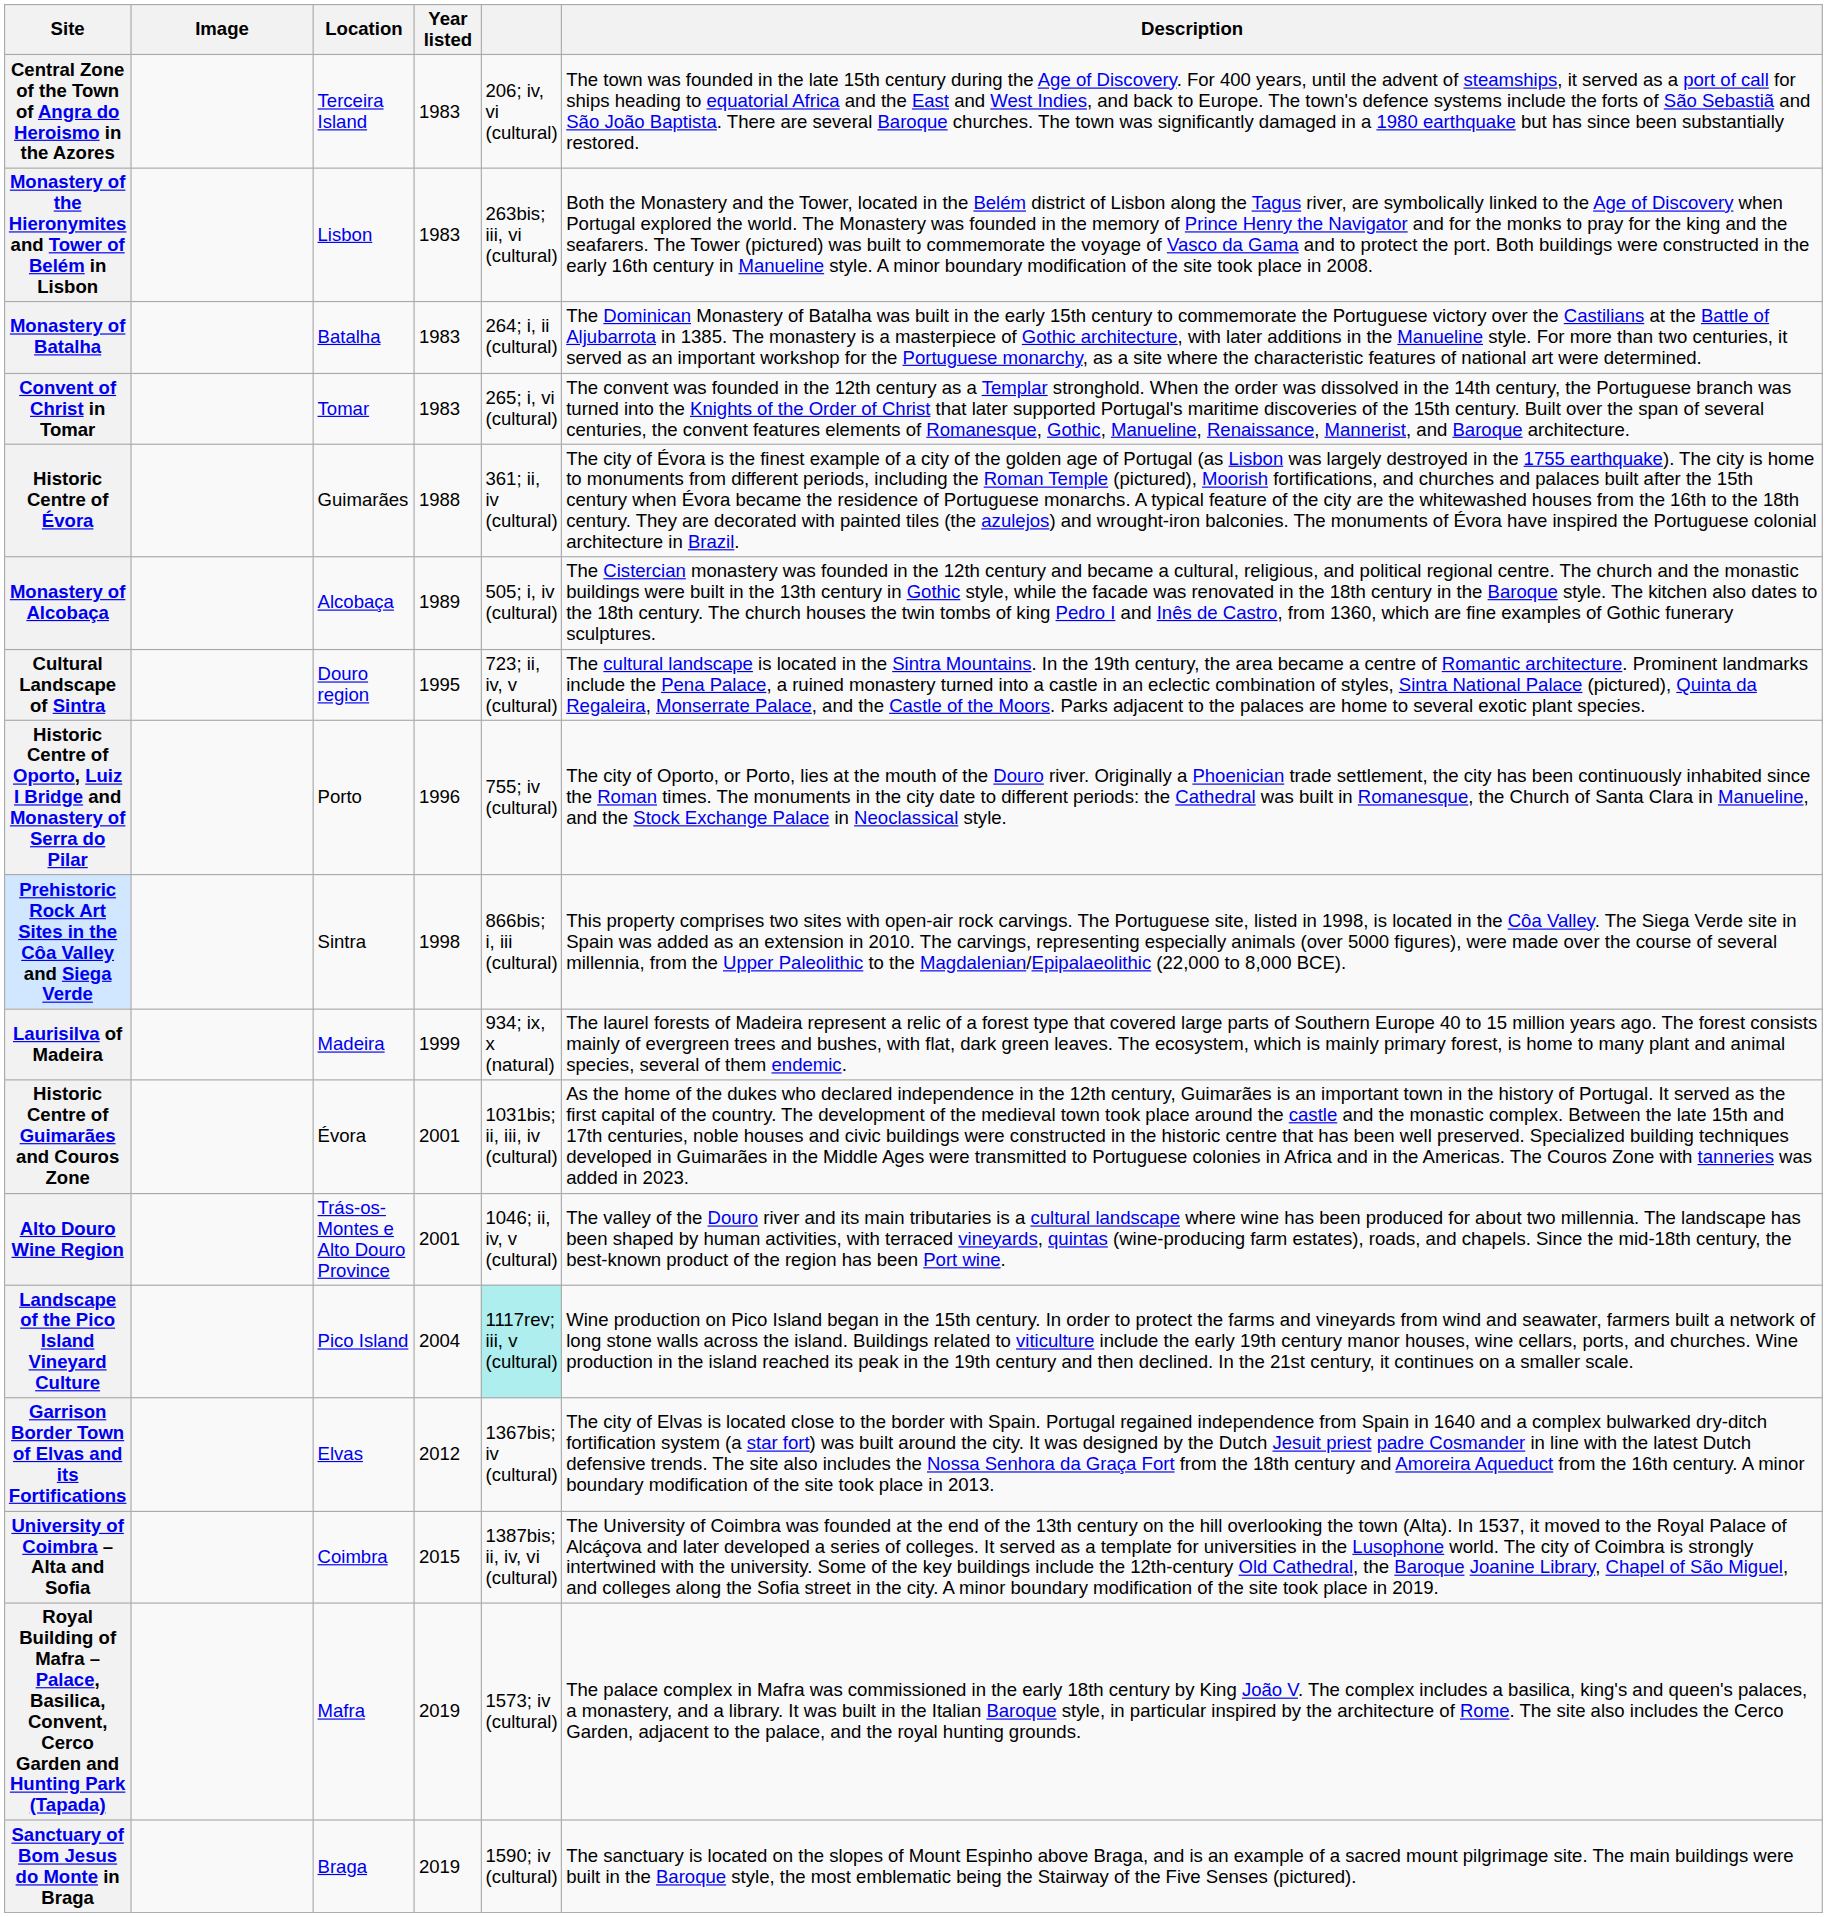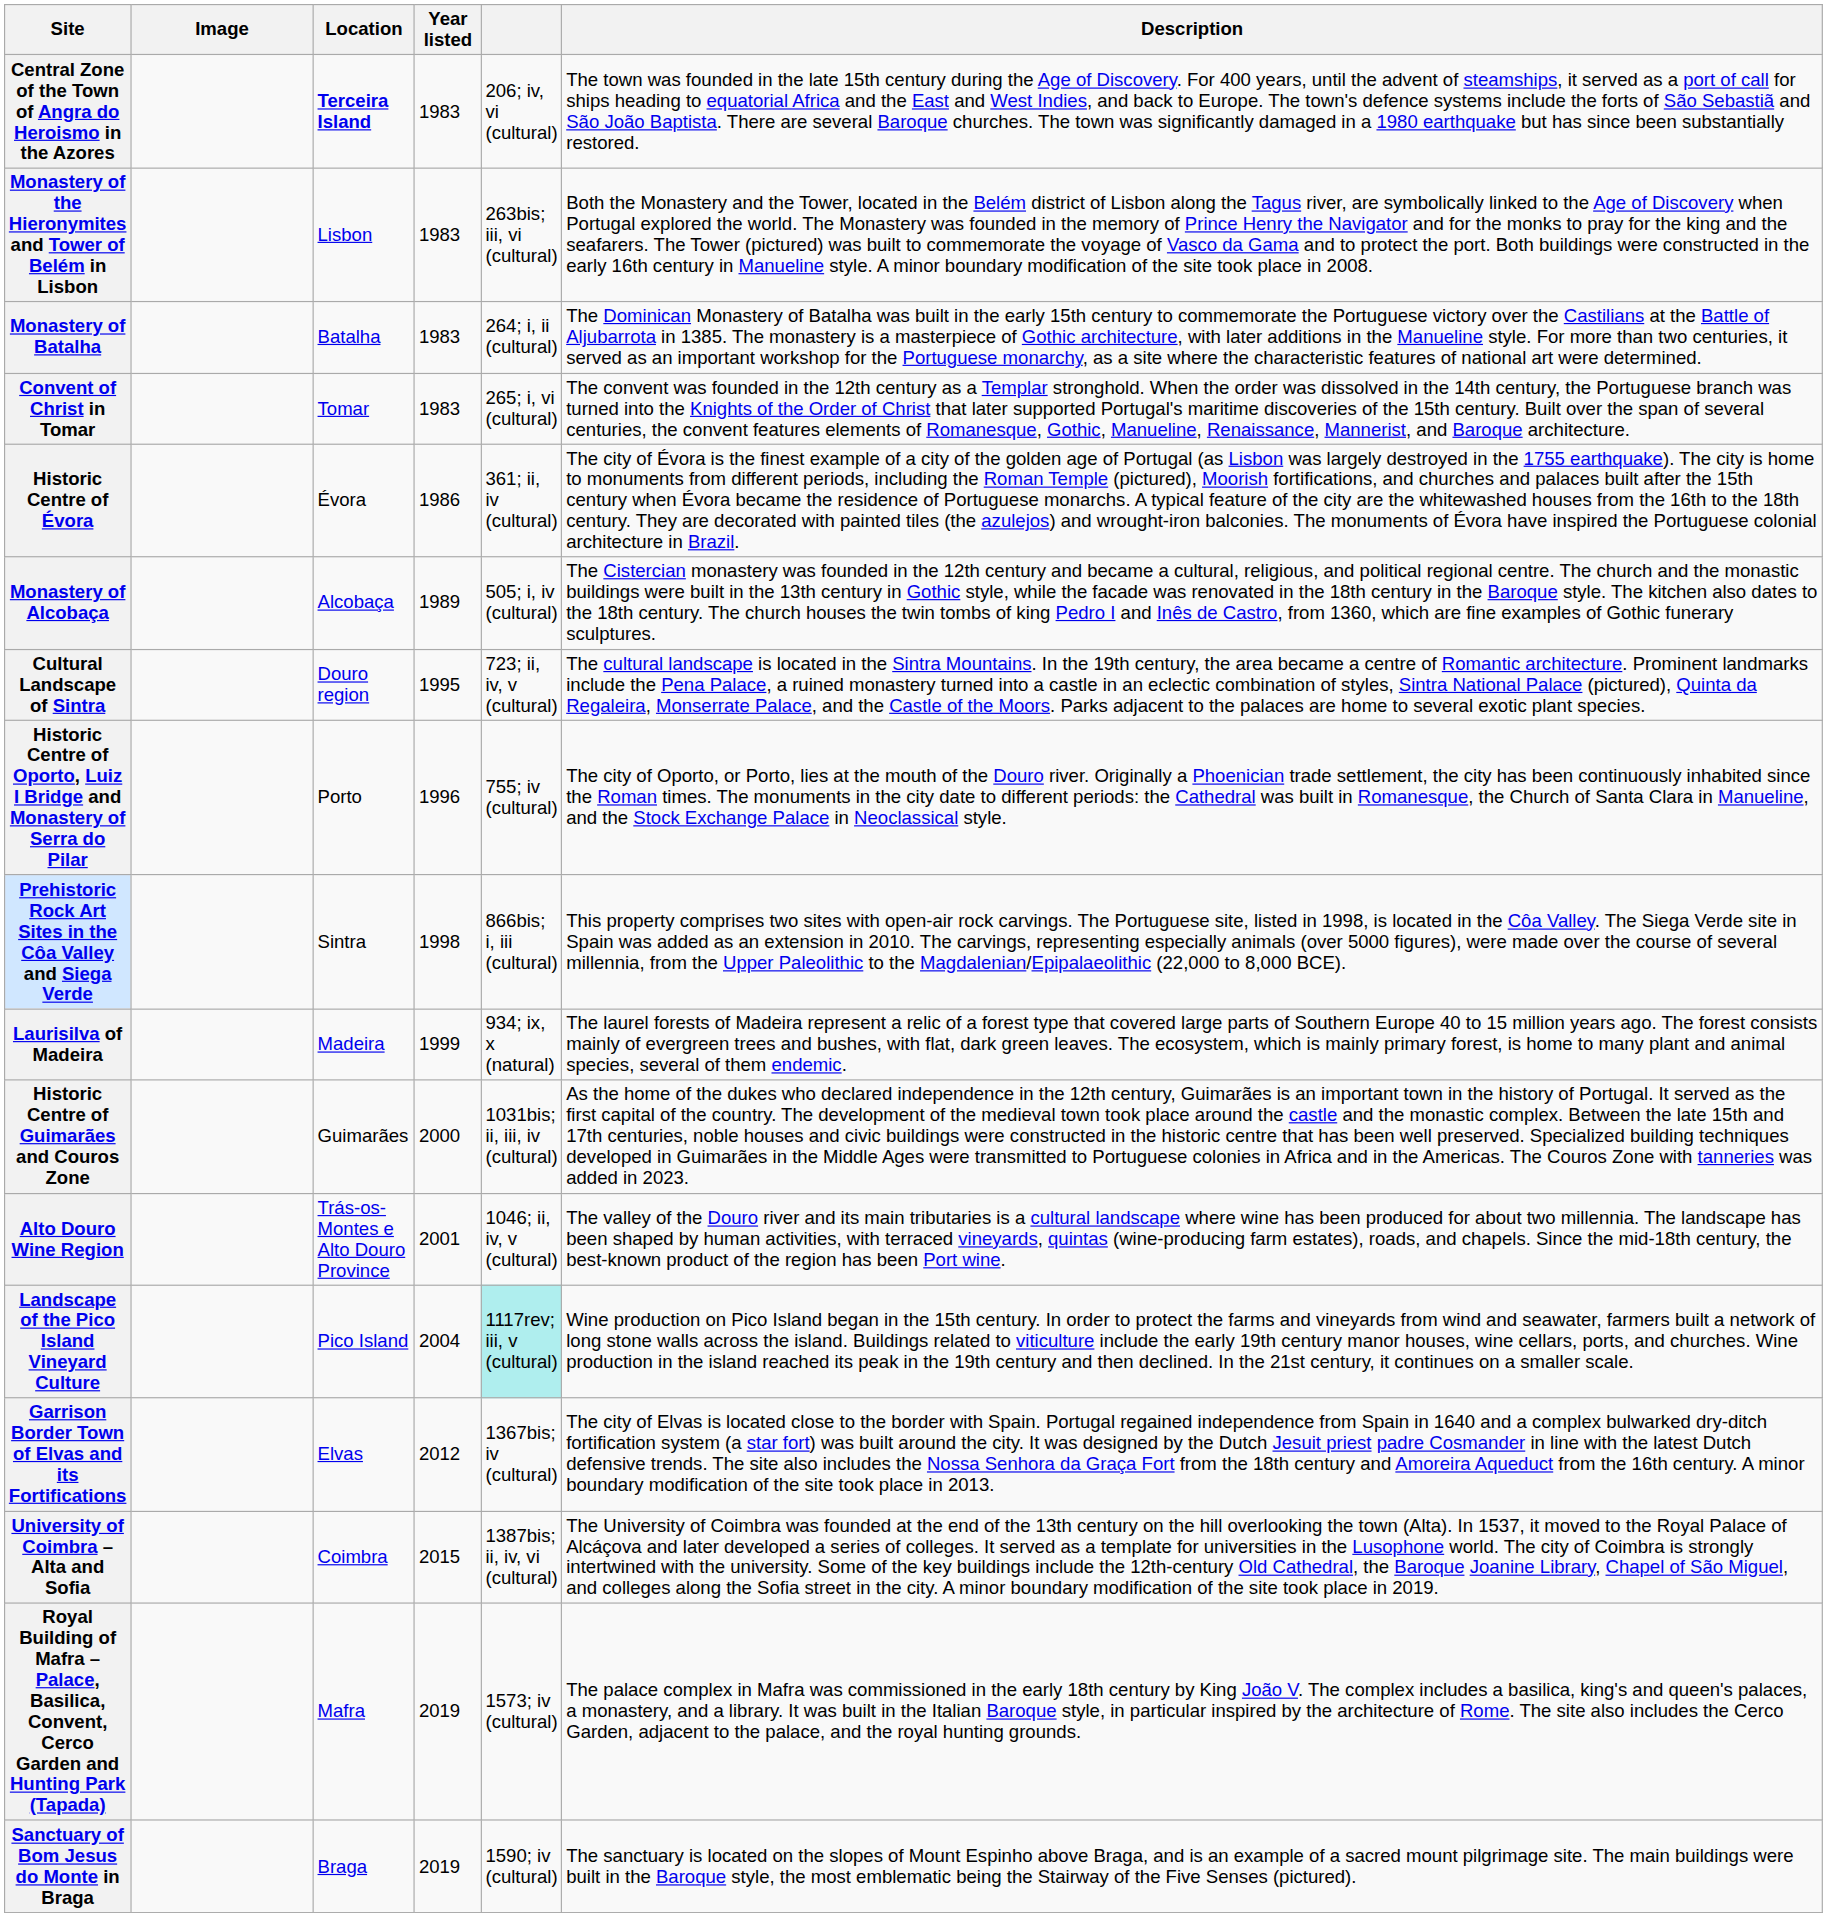(351, 111) normal -> (353, 111) bold
(363, 500) Guimarães -> (342, 500) Évora
(440, 500) 1988 -> (440, 500) 1986
(342, 1136) Évora -> (363, 1136) Guimarães
(440, 1136) 2001 -> (440, 1136) 2000
